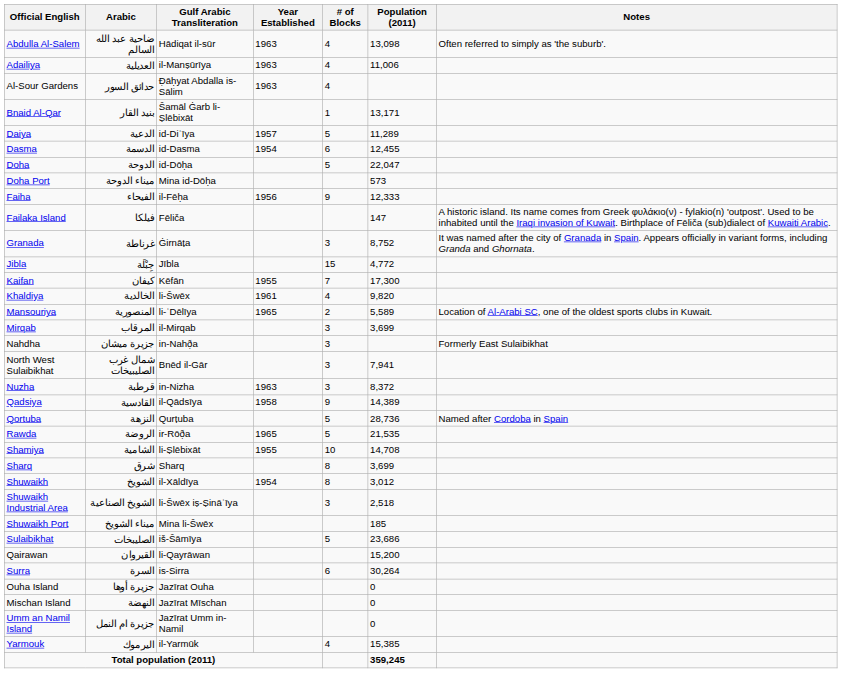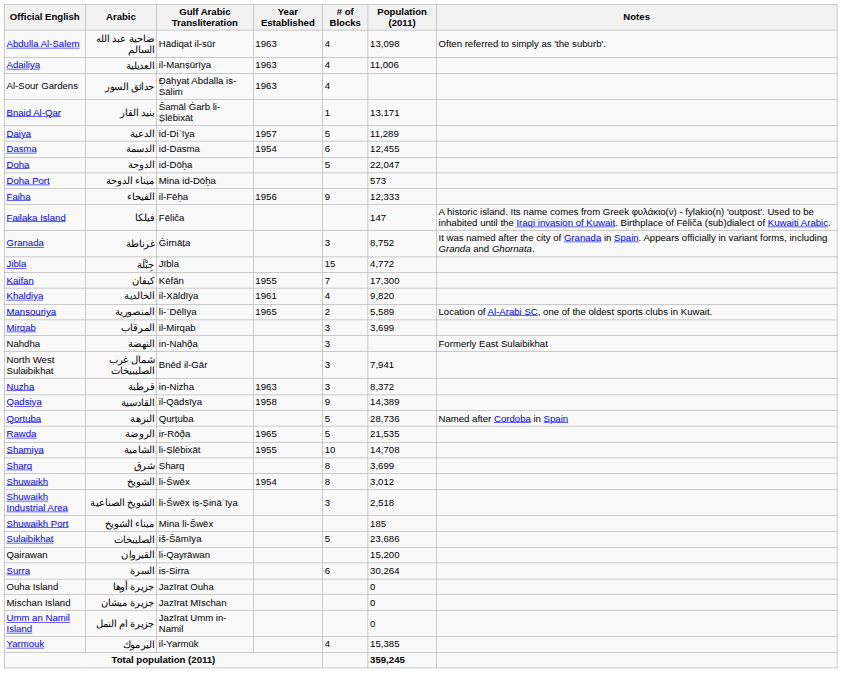(174, 296) li-Šwēx -> (179, 296) il-Xāldīya
(128, 344) جزيرة ميشان -> (141, 344) النهضة
(179, 481) il-Xāldīya -> (174, 481) li-Šwēx
(141, 603) النهضة -> (128, 603) جزيرة ميشان
